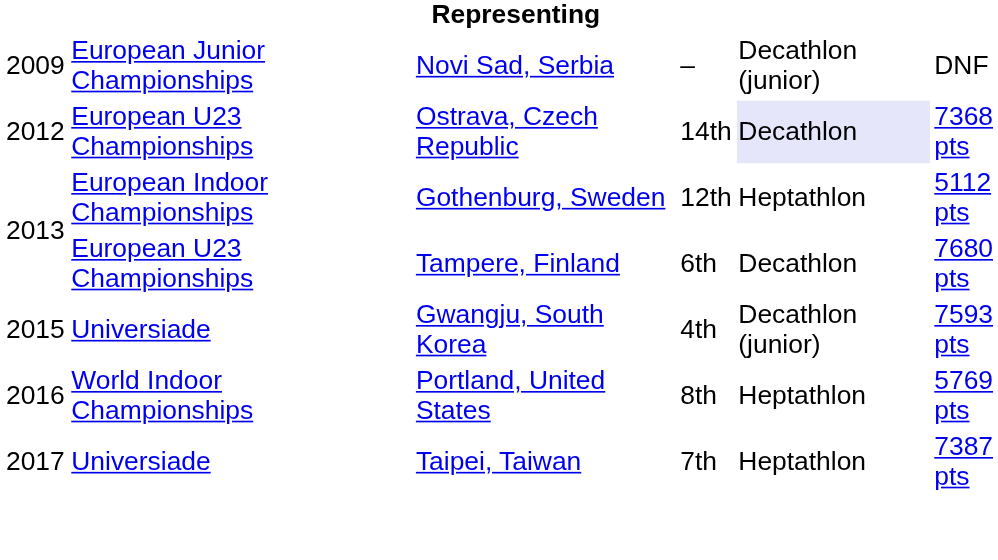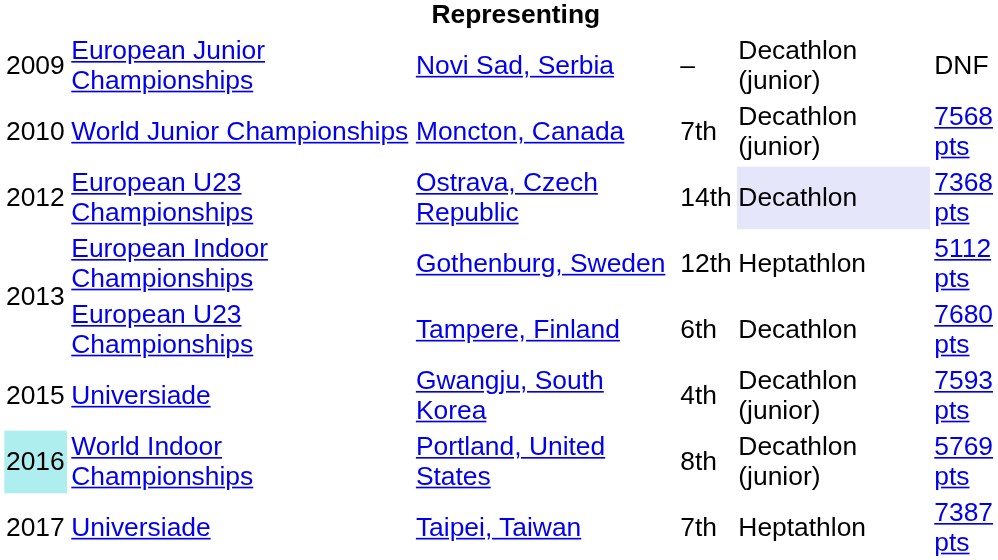+ row: (520, 131)
(35, 395) no background -> (35, 461) paleturquoise background
(802, 395) Heptathlon -> (798, 461) Decathlon (junior)
